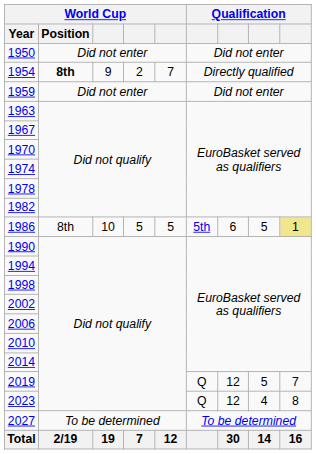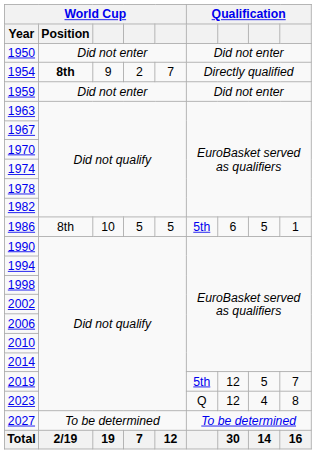(296, 227) khaki background -> (296, 227) no background
(202, 382) Q -> (202, 382) 5th
